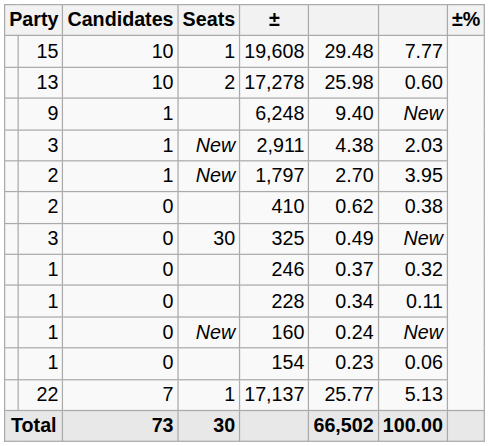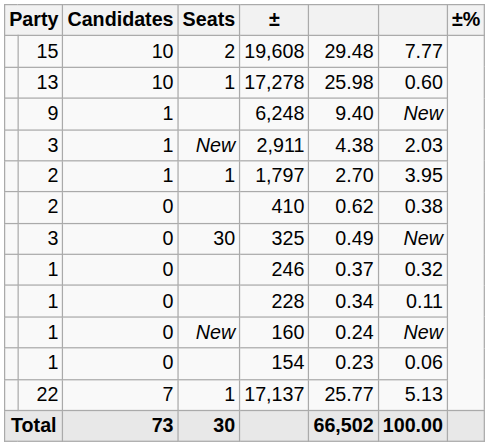(230, 51) 1 -> (230, 51) 2
(230, 82) 2 -> (230, 82) 1
(215, 176) New -> (230, 176) 1
